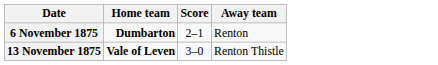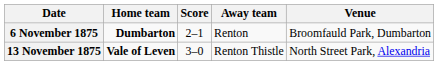+ column: (360, 13)
